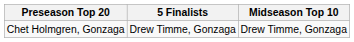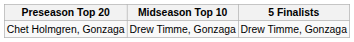columns swapped: (294, 12) <-> (183, 12)
